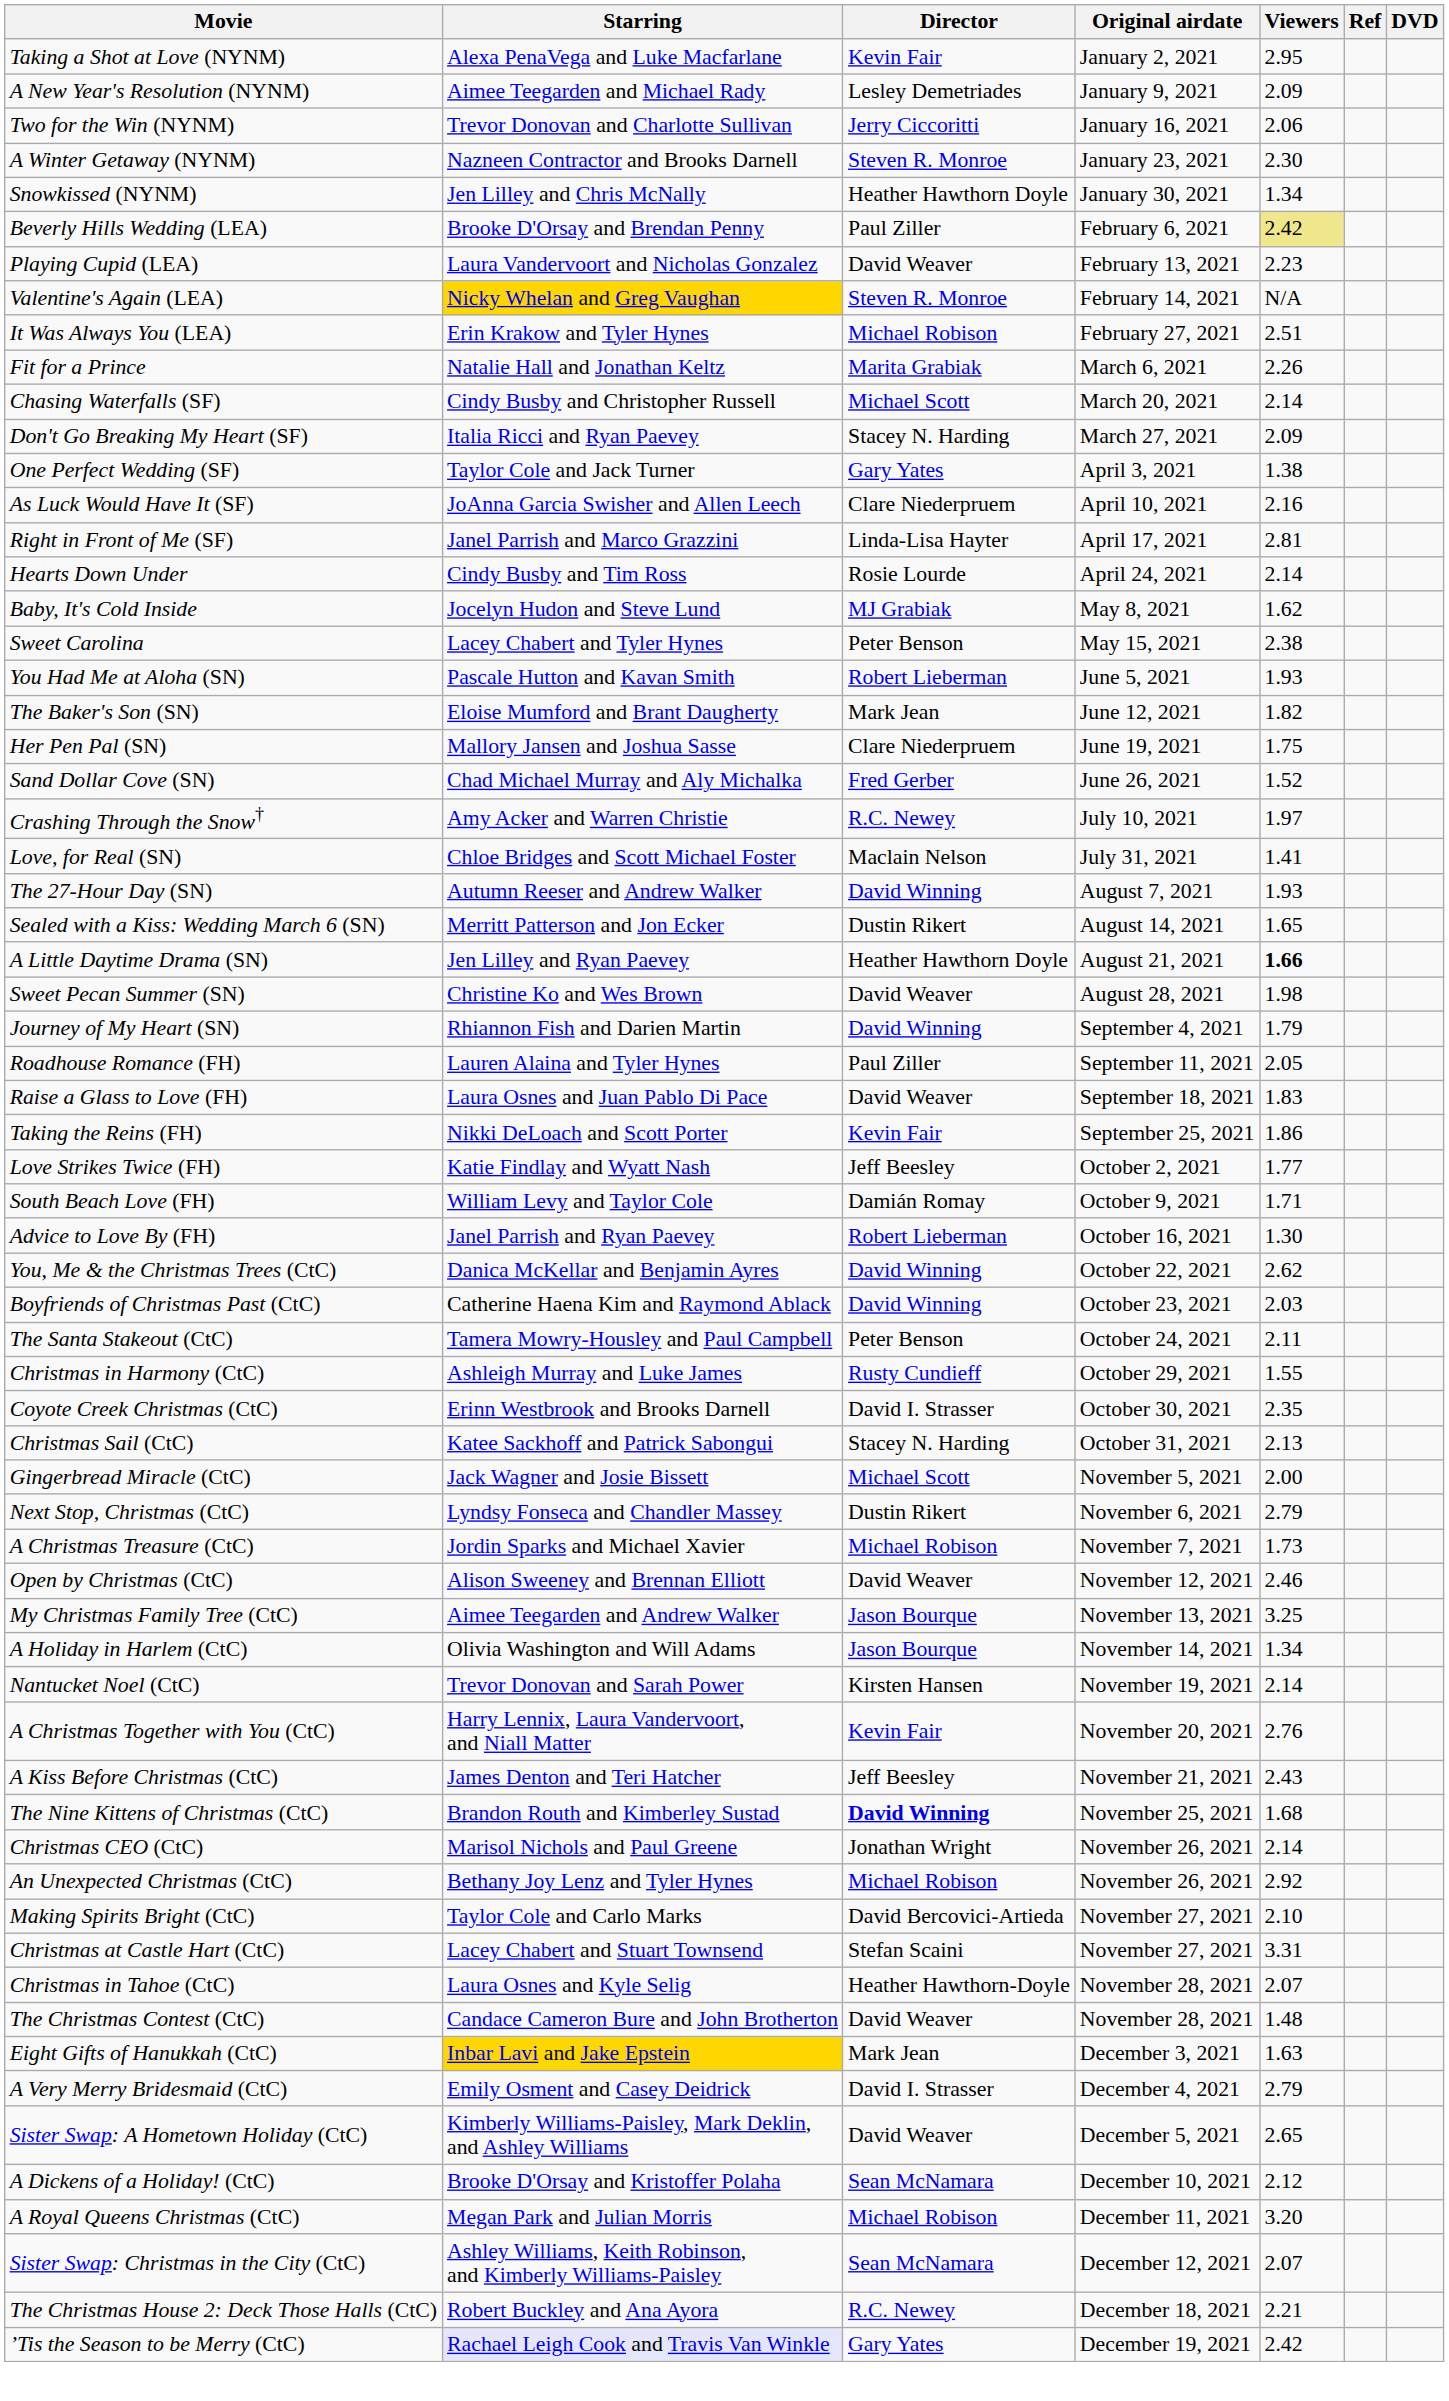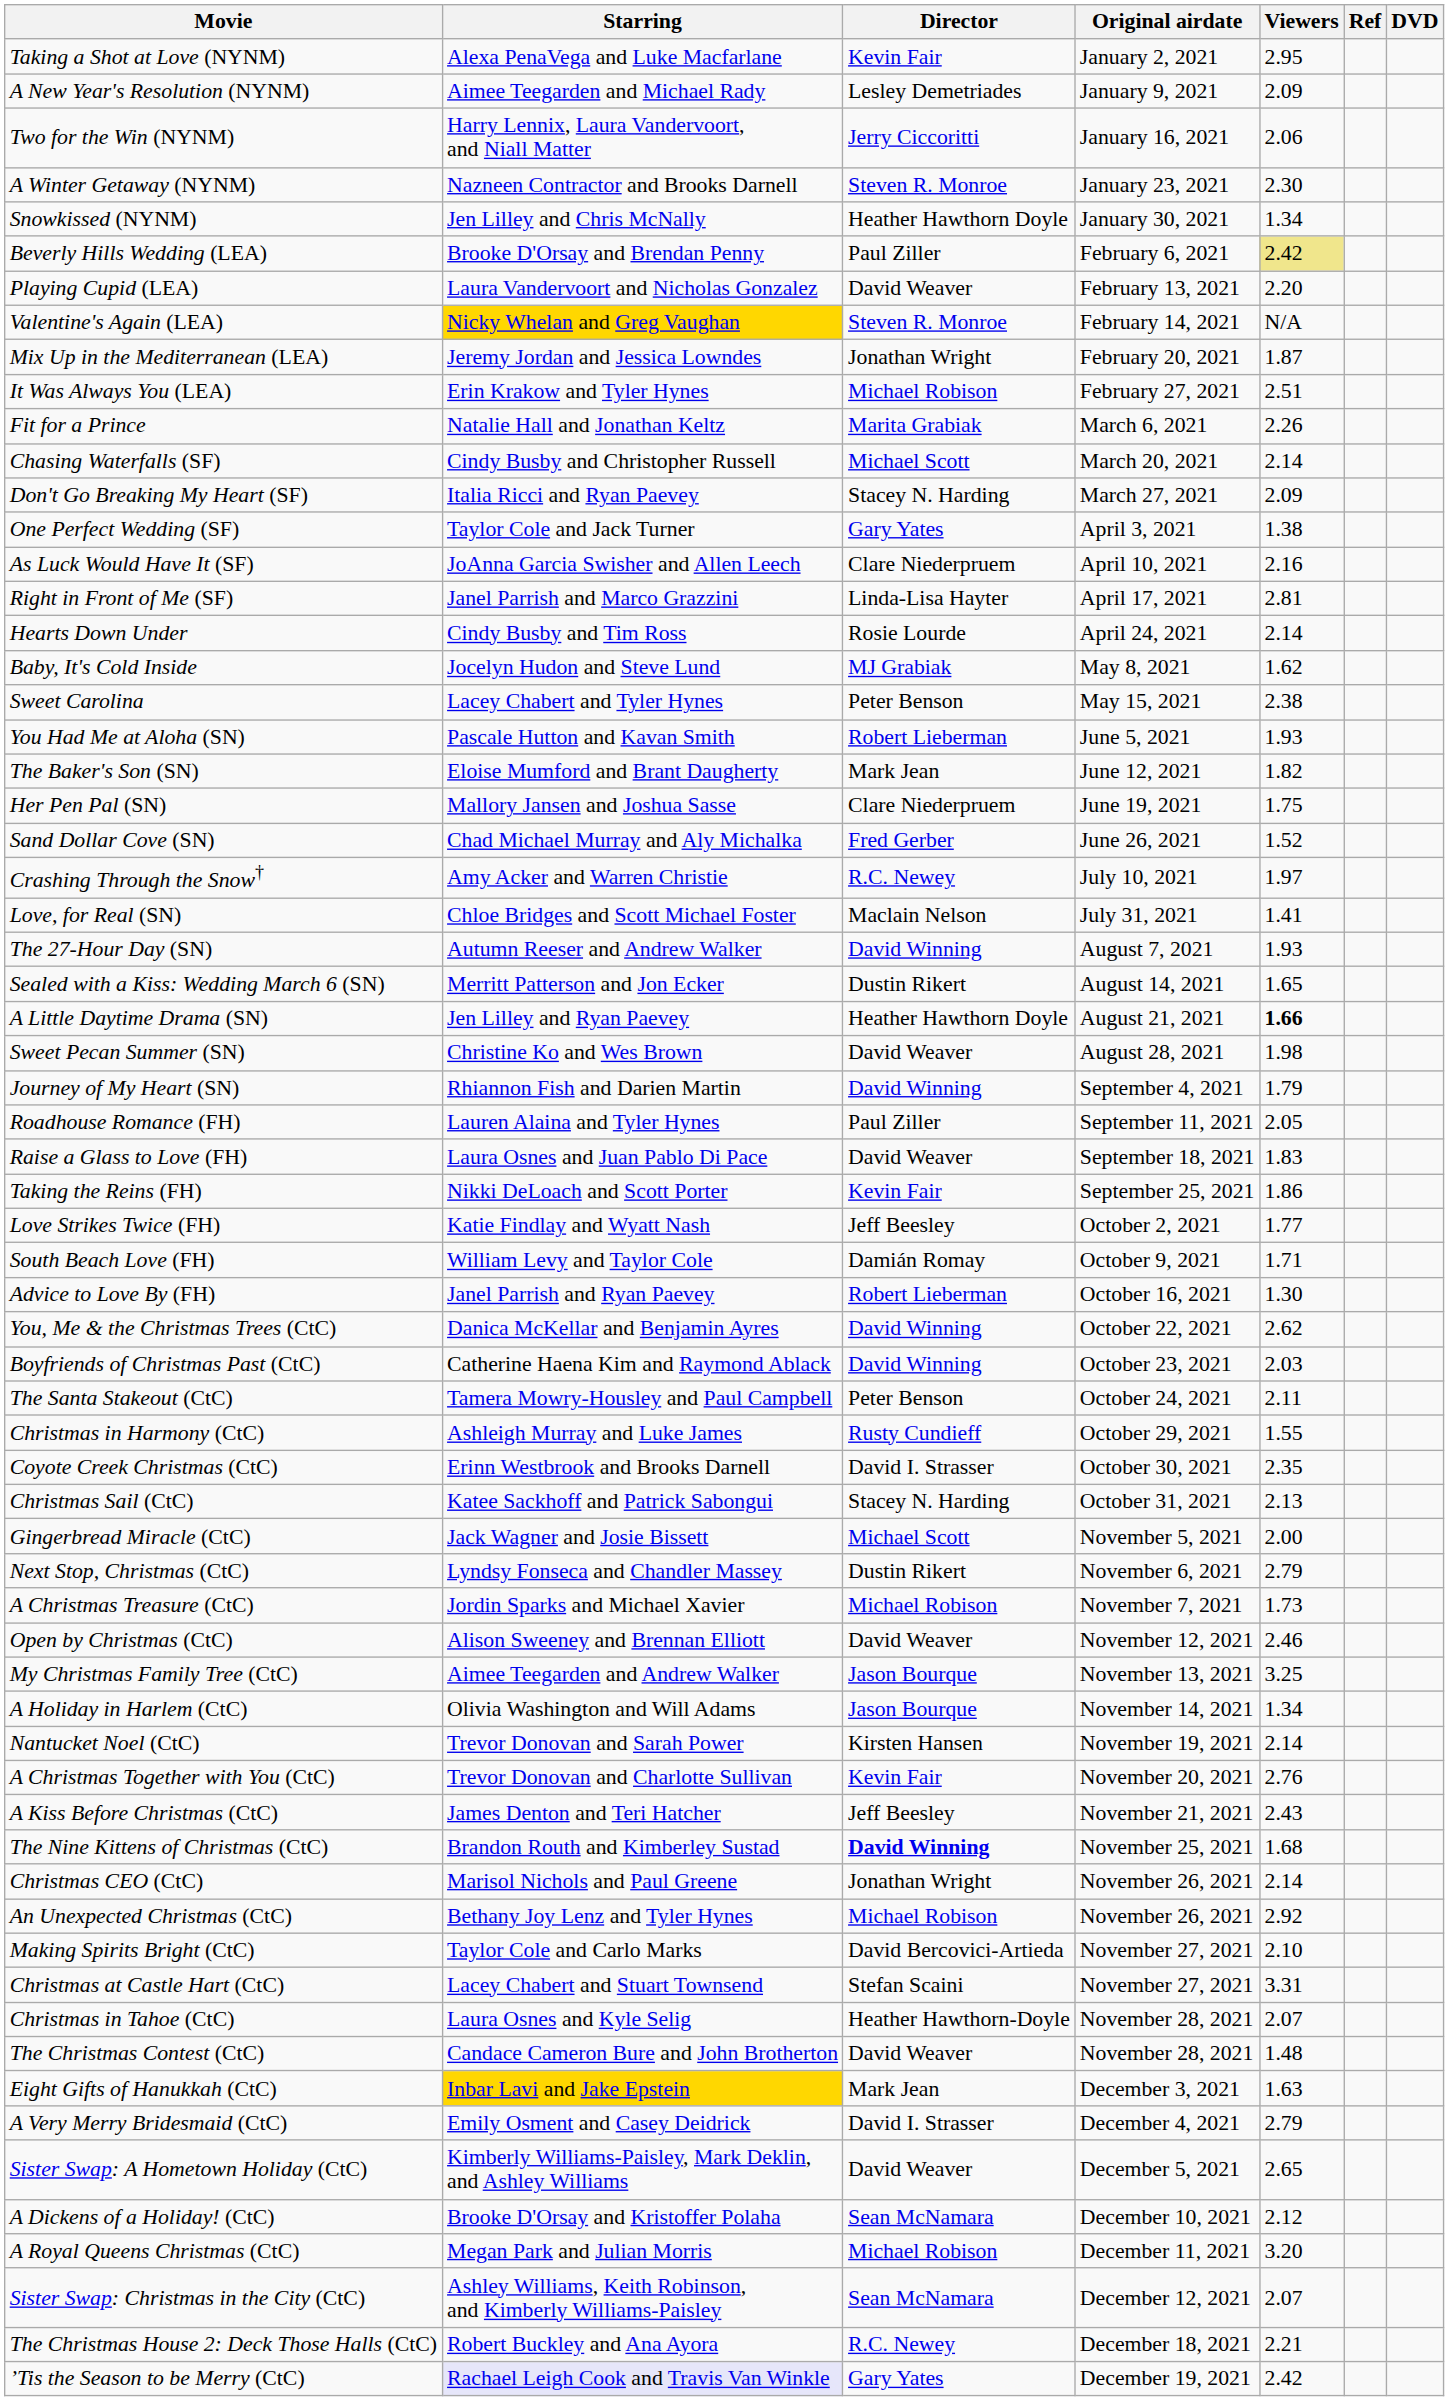(620, 125) Trevor Donovan and Charlotte Sullivan -> (596, 137) Harry Lennix, Laura Vandervoort, and Niall Matter
(1284, 263) 2.23 -> (1284, 287) 2.20
+ row: (169, 356)
(596, 1730) Harry Lennix, Laura Vandervoort, and Niall Matter -> (620, 1777) Trevor Donovan and Charlotte Sullivan
